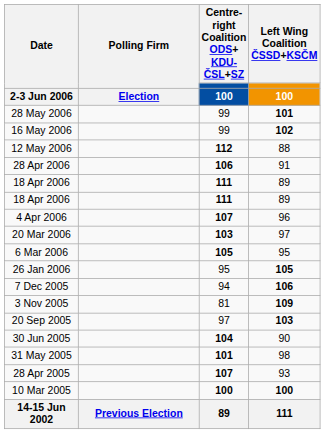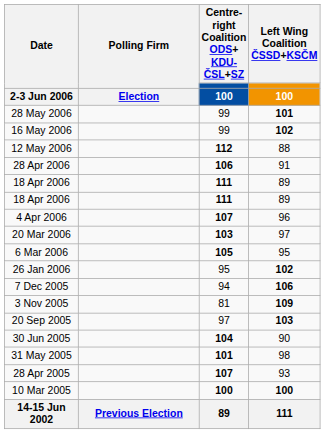(284, 269) 105 -> (284, 269) 102
